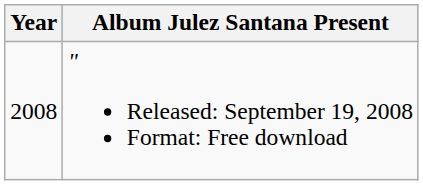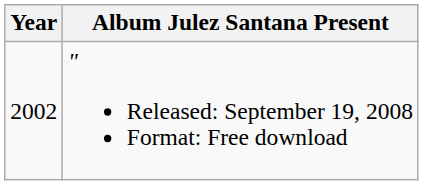(34, 110) 2008 -> (34, 110) 2002
